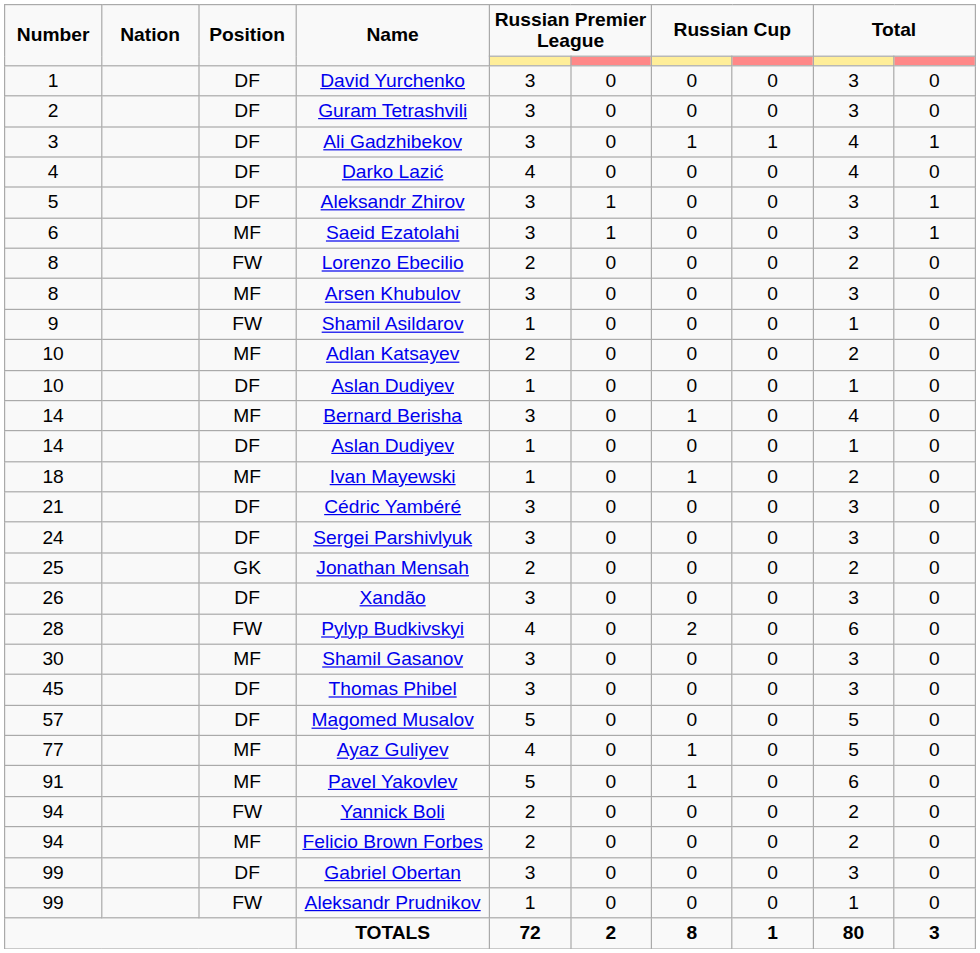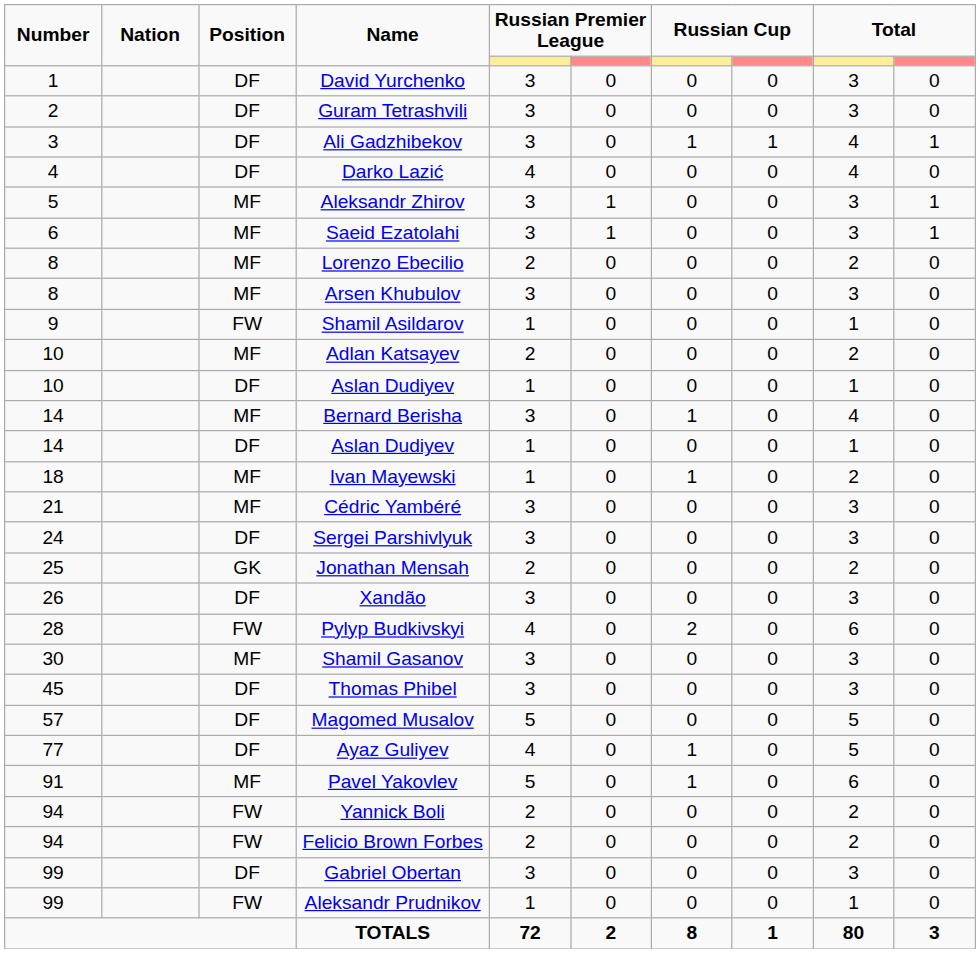(247, 202) DF -> (247, 202) MF
(247, 263) FW -> (247, 263) MF
(247, 506) DF -> (247, 506) MF
(247, 750) MF -> (247, 750) DF
(247, 841) MF -> (247, 841) FW
